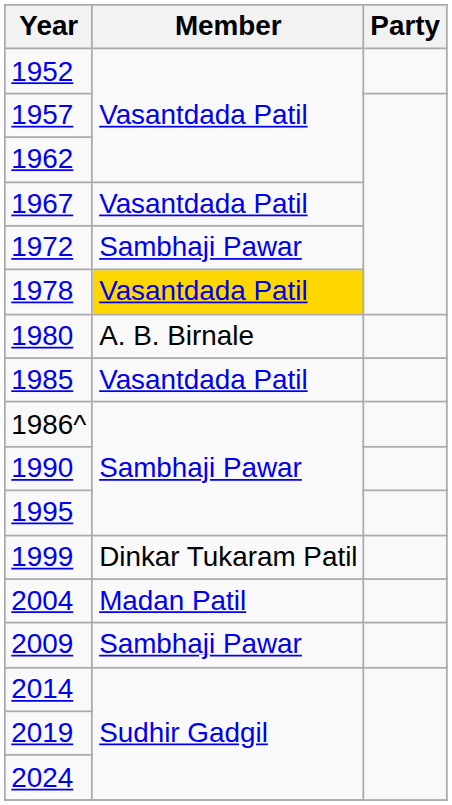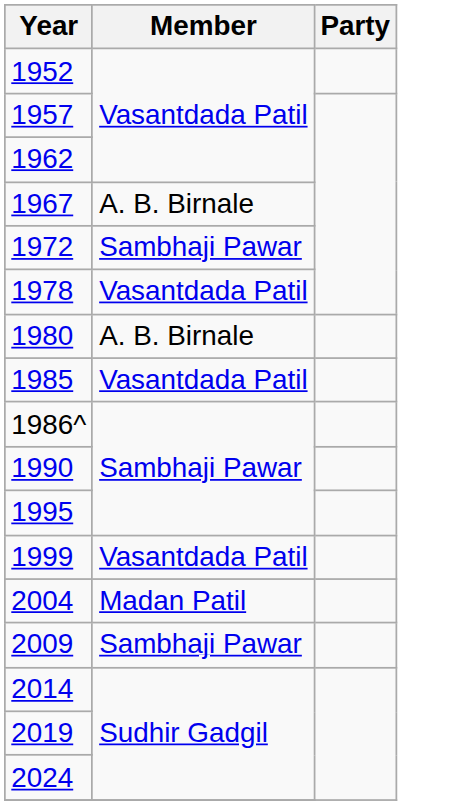(203, 203) Vasantdada Patil -> (177, 203) A. B. Birnale
(203, 291) gold background -> (203, 291) no background
(228, 556) Dinkar Tukaram Patil -> (203, 556) Vasantdada Patil
